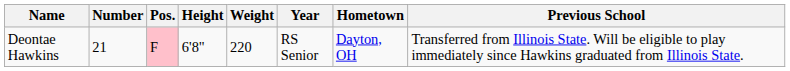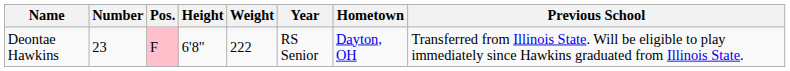(99, 46) 21 -> (99, 46) 23
(241, 46) 220 -> (241, 46) 222
